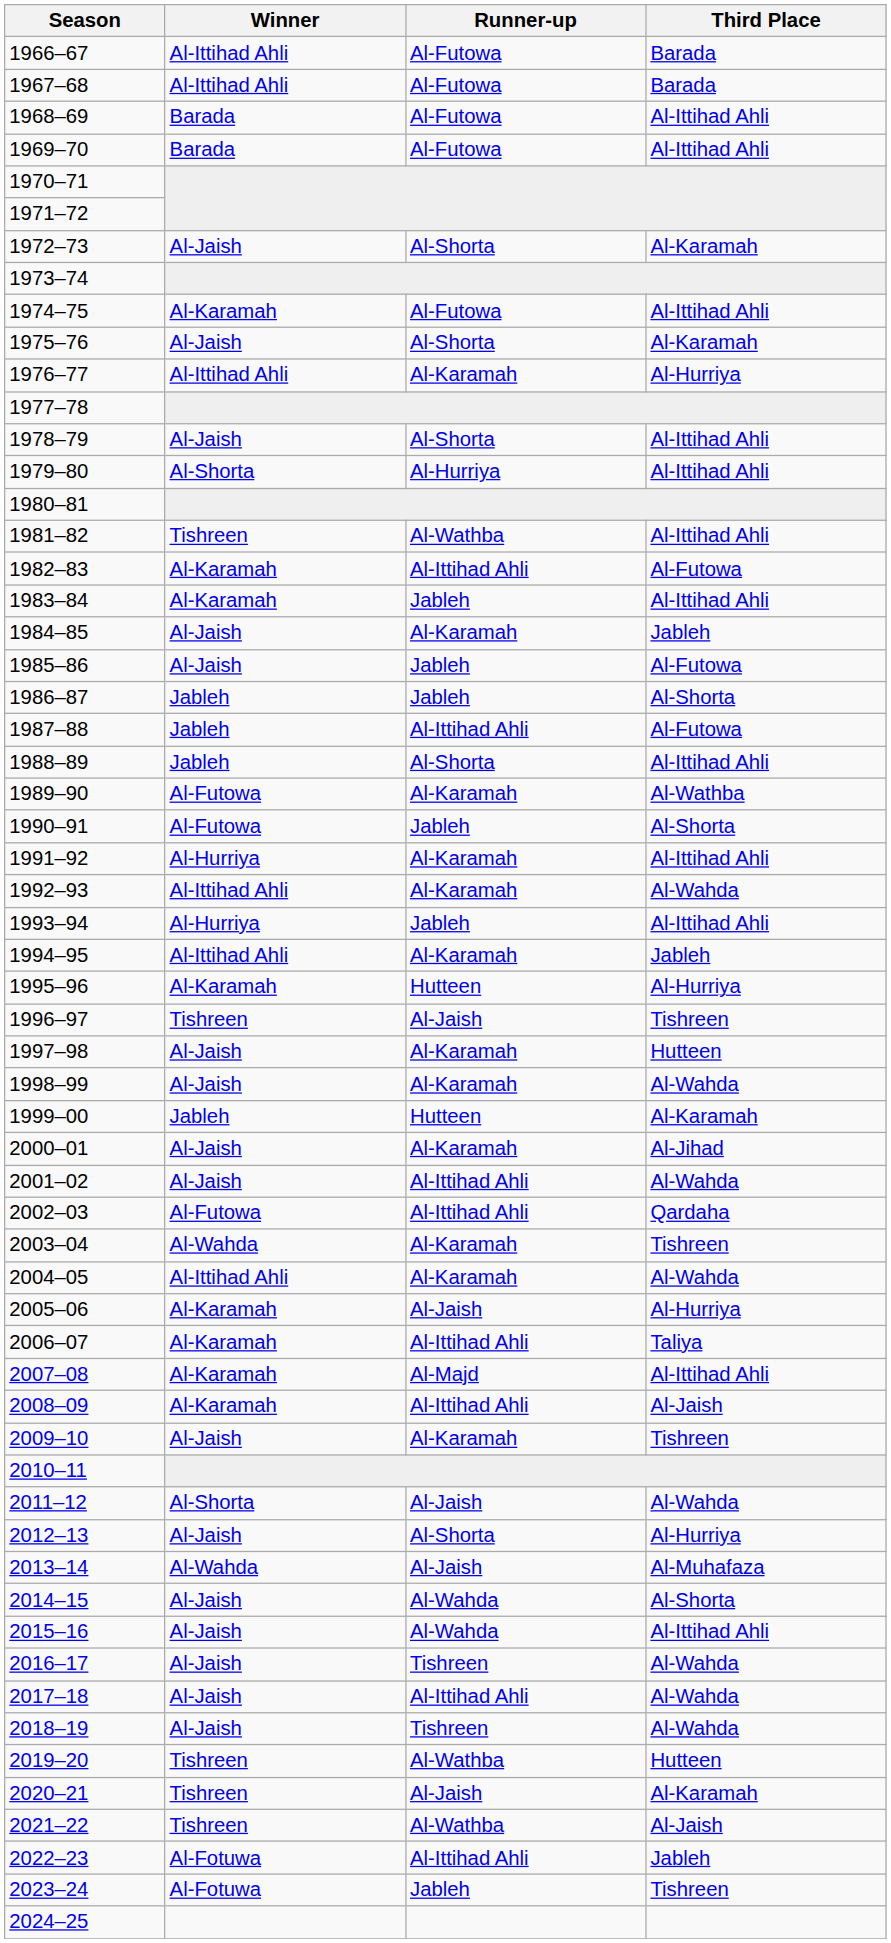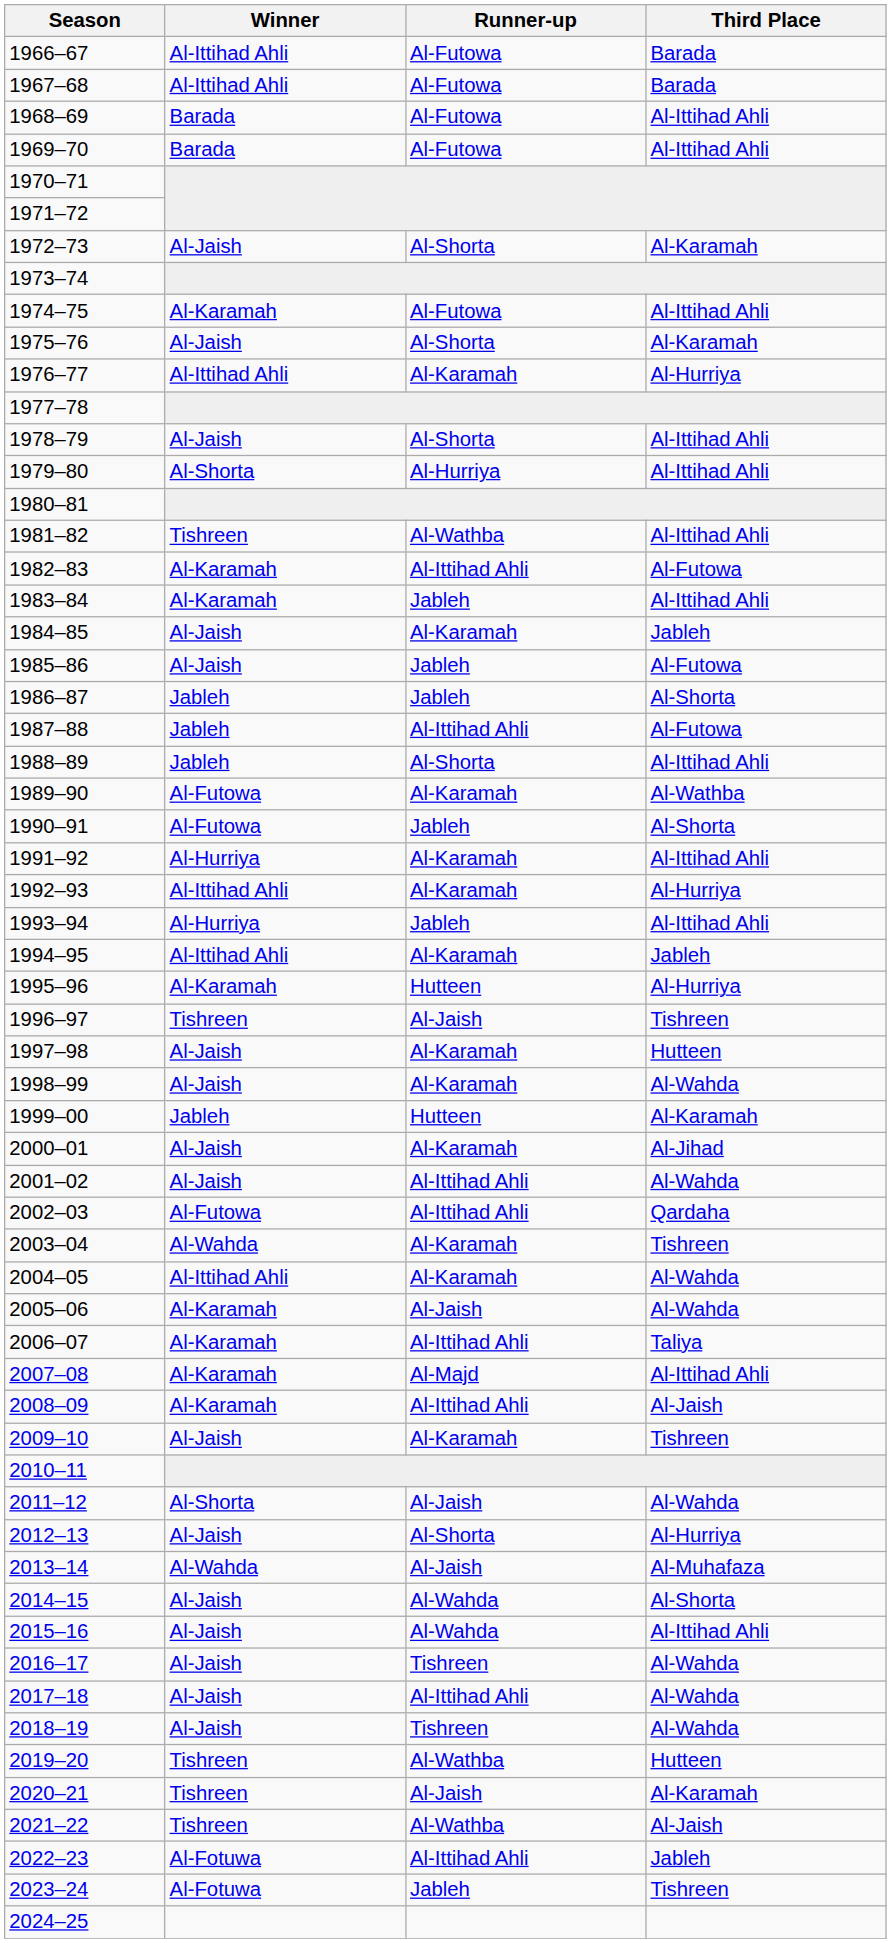(695, 890) Al-Wahda -> (696, 890) Al-Hurriya
(696, 1309) Al-Hurriya -> (695, 1309) Al-Wahda
